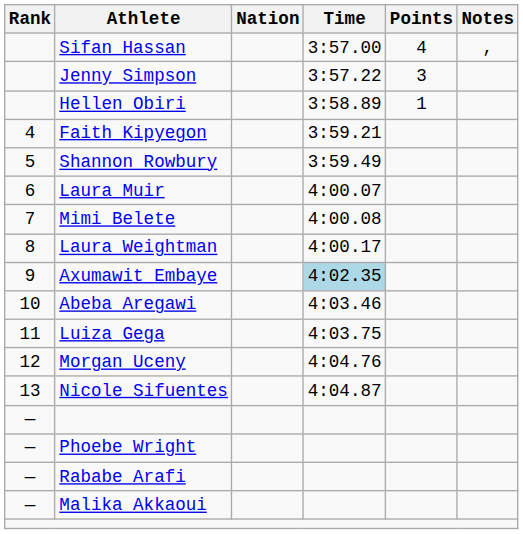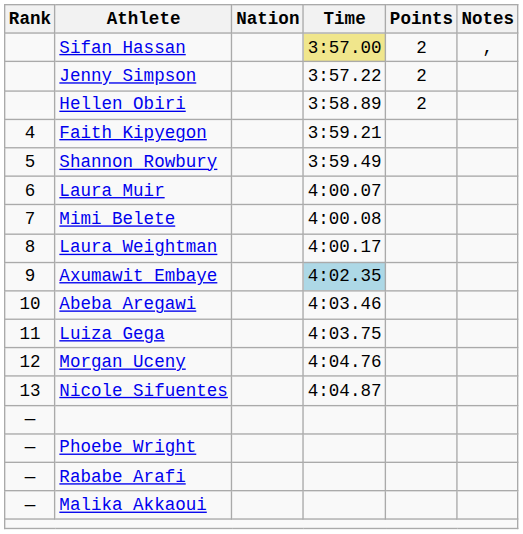(345, 48) no background -> (345, 48) khaki background
(421, 48) 4 -> (421, 48) 2
(421, 76) 3 -> (421, 76) 2
(421, 105) 1 -> (421, 105) 2
